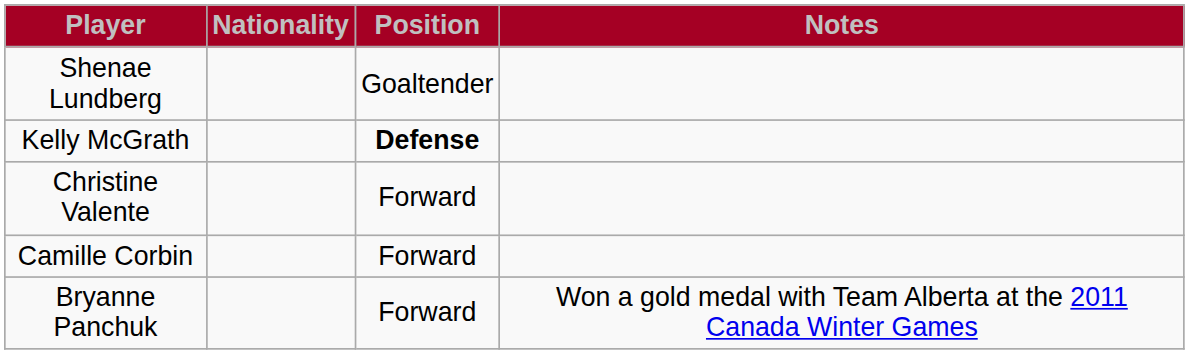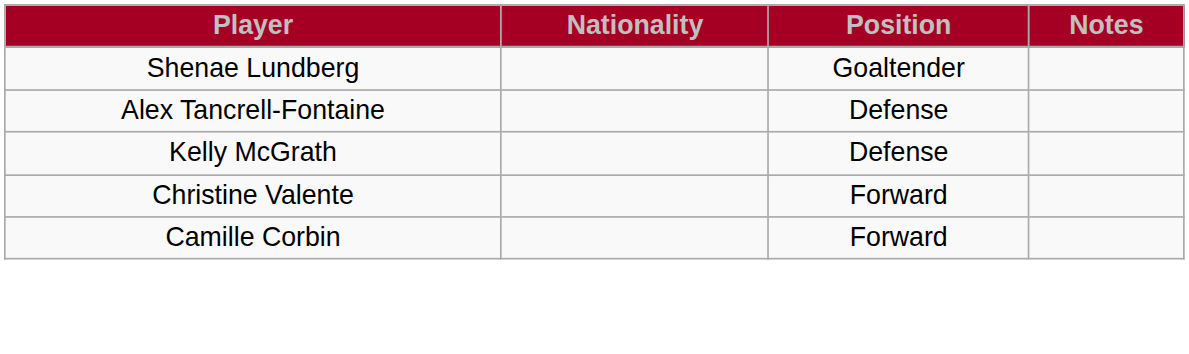+ row: (253, 110)
(427, 140) bold -> (899, 152) normal
- row: (105, 312)
